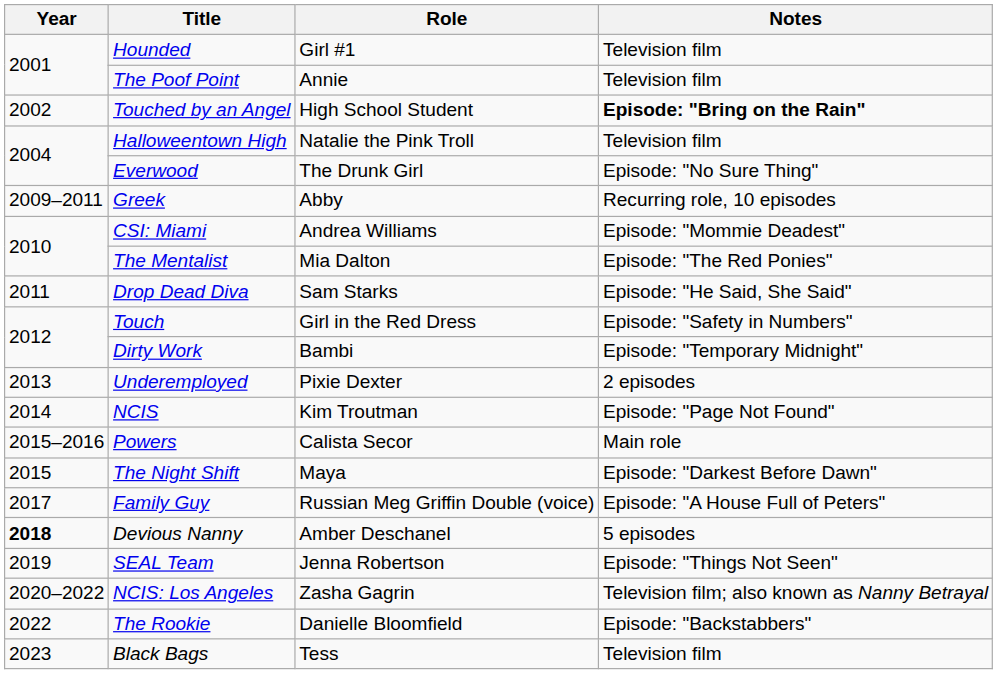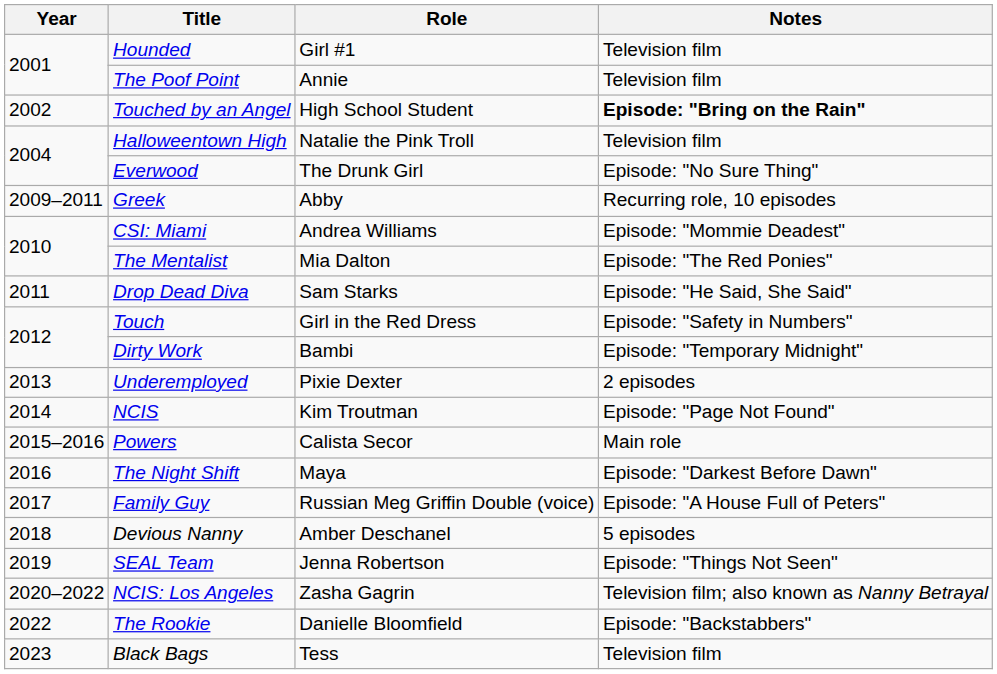(30, 472) 2015 -> (30, 472) 2016
(30, 532) bold -> (30, 532) normal
